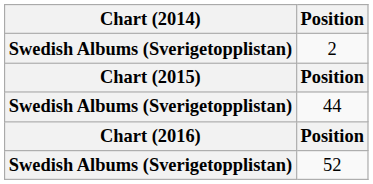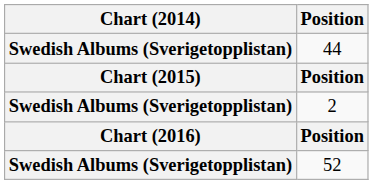rows swapped: (332, 48) <-> (332, 106)
